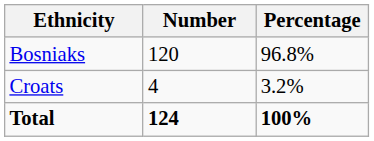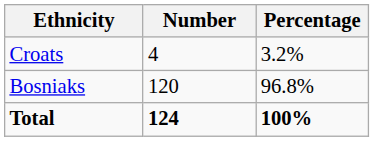rows swapped: (47, 53) <-> (36, 86)
